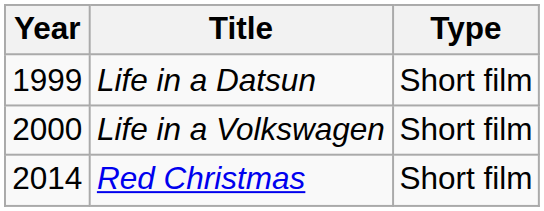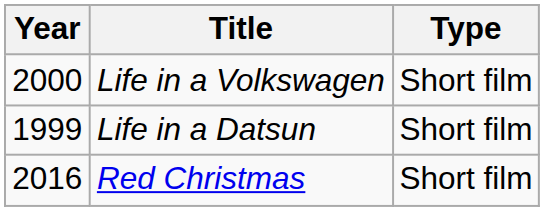rows swapped: (206, 79) <-> (241, 129)
(47, 179) 2014 -> (47, 179) 2016
